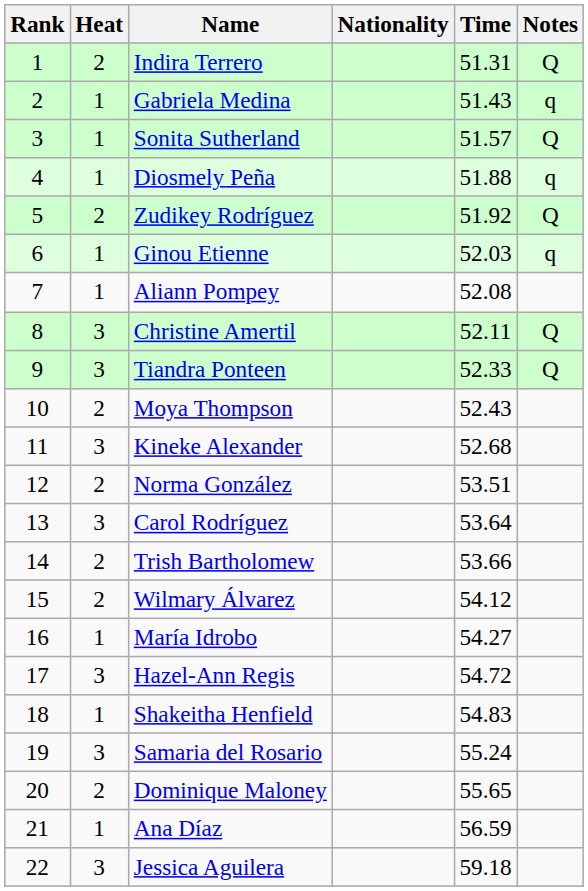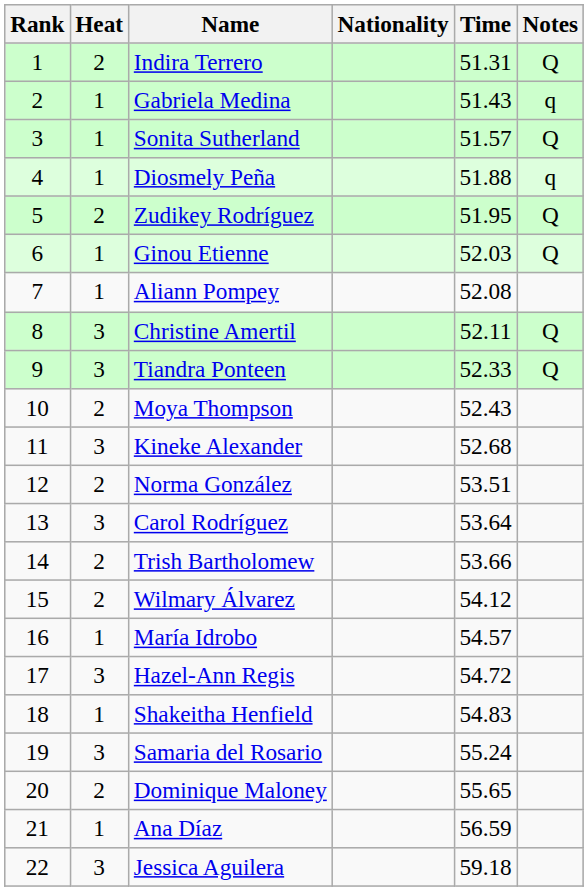(486, 215) 51.92 -> (486, 215) 51.95
(550, 253) q -> (550, 253) Q
(486, 637) 54.27 -> (486, 637) 54.57
